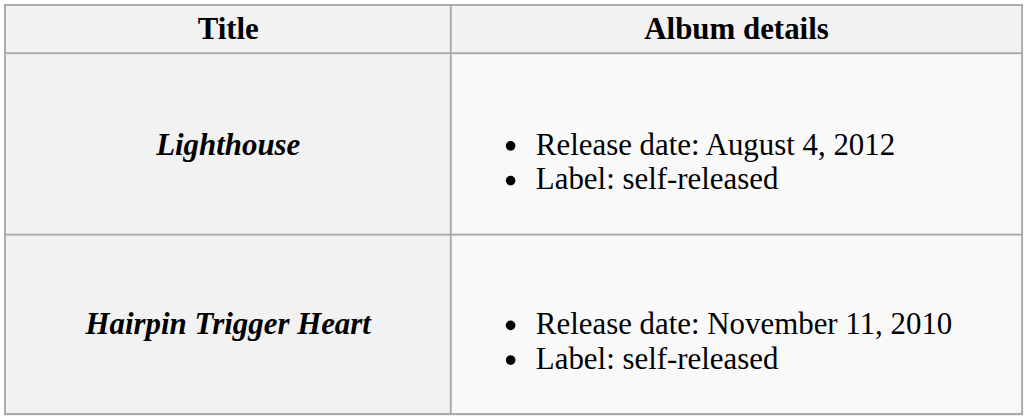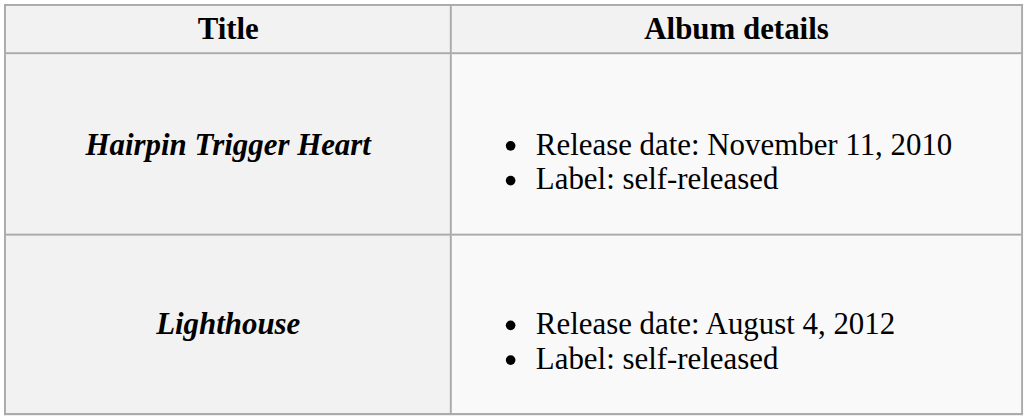rows swapped: (228, 323) <-> (228, 143)
